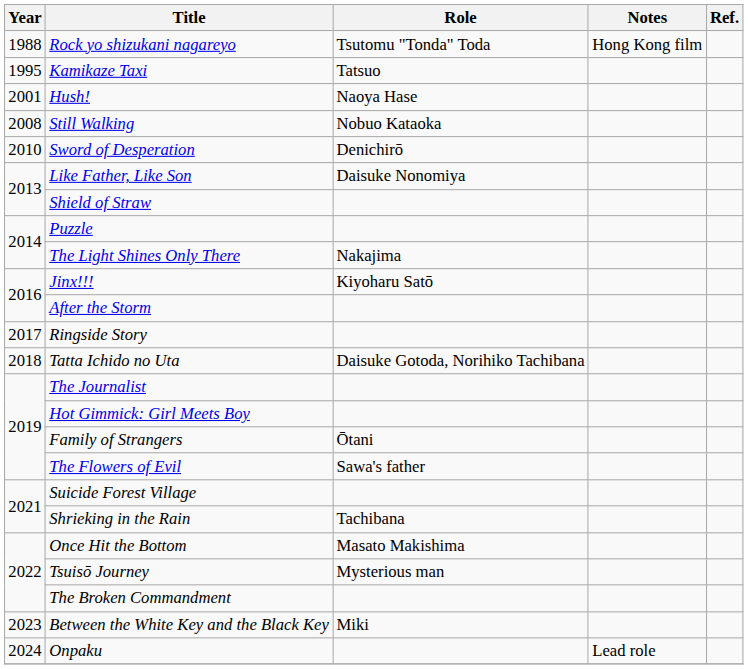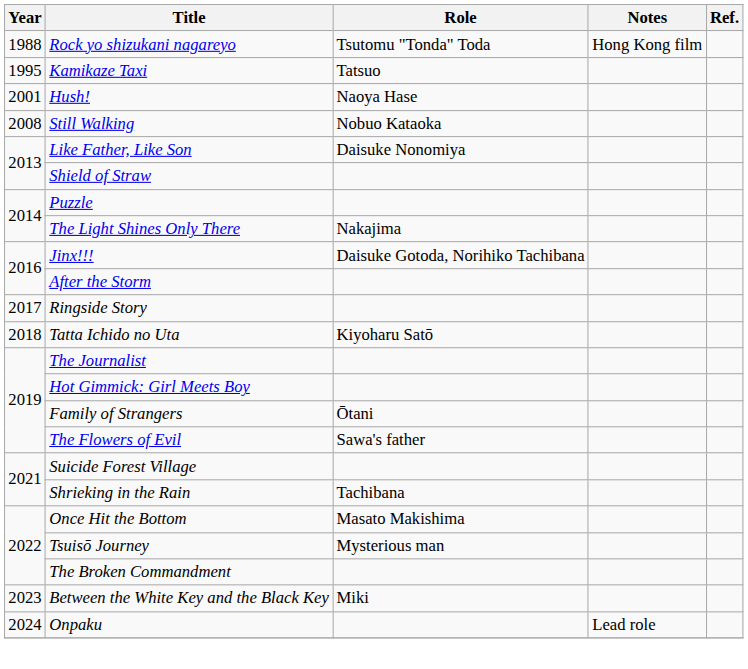- row: (122, 149)
(385, 281) Kiyoharu Satō -> (461, 255) Daisuke Gotoda, Norihiko Tachibana
(461, 360) Daisuke Gotoda, Norihiko Tachibana -> (385, 334) Kiyoharu Satō
